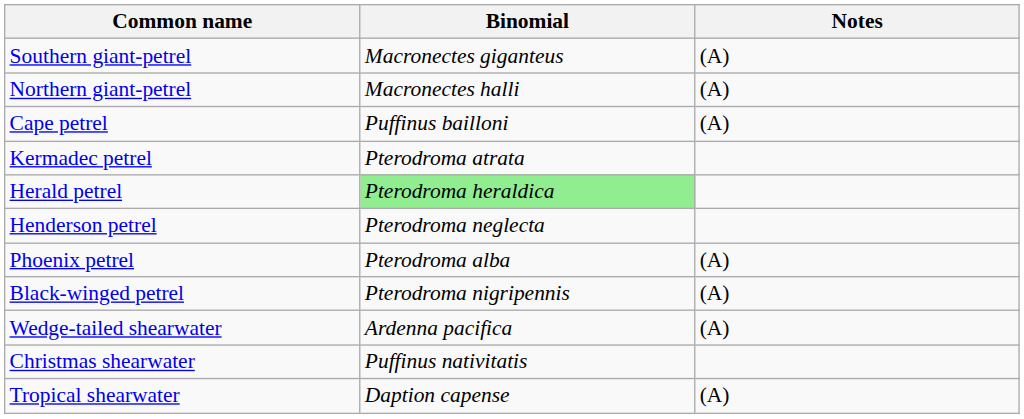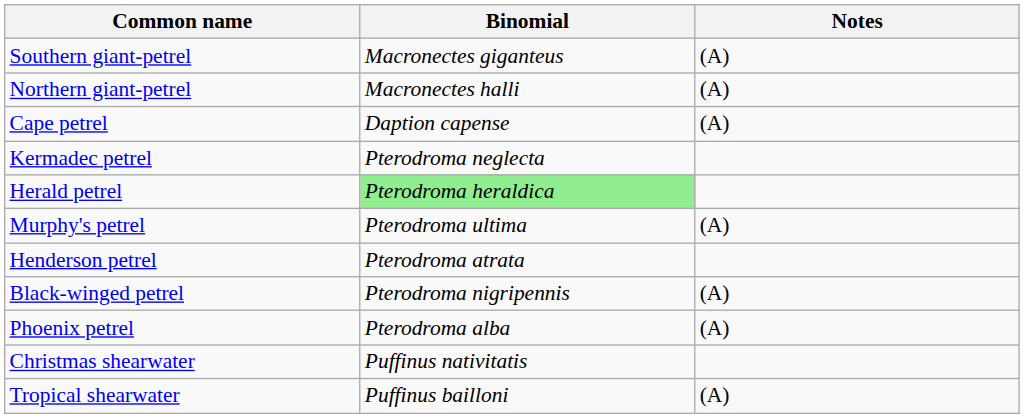(437, 123) Puffinus bailloni -> (437, 123) Daption capense
(445, 157) Pterodroma atrata -> (455, 157) Pterodroma neglecta
+ row: (77, 225)
(455, 225) Pterodroma neglecta -> (445, 259) Pterodroma atrata
rows swapped: (97, 293) <-> (72, 259)
- row: (116, 327)
(437, 395) Daption capense -> (437, 395) Puffinus bailloni
